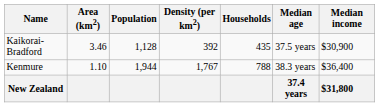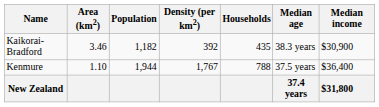(146, 46) 1,128 -> (146, 46) 1,182
(295, 46) 37.5 years -> (295, 46) 38.3 years
(295, 67) 38.3 years -> (295, 67) 37.5 years
